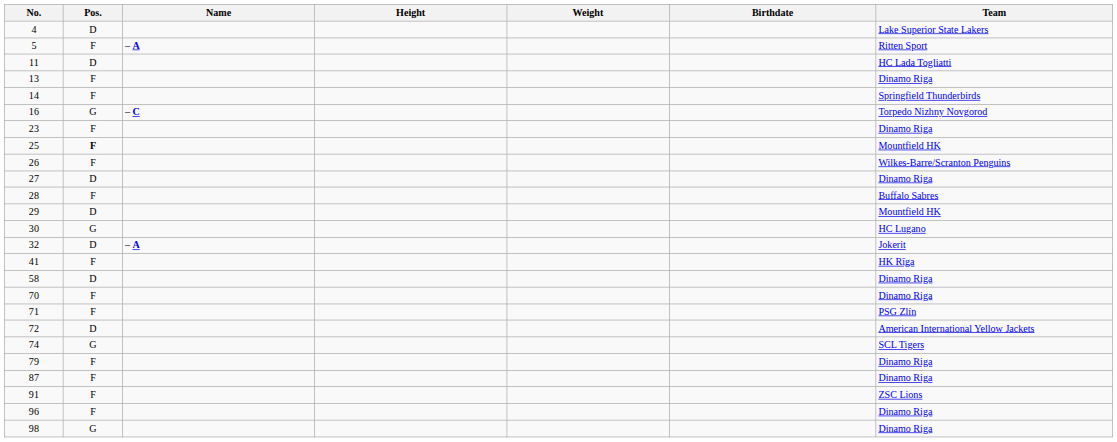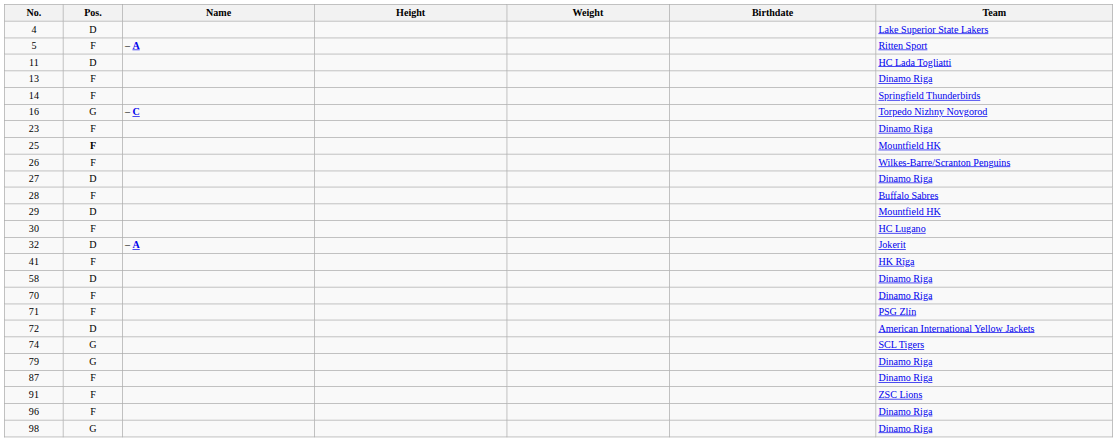(93, 229) G -> (93, 229) F
(93, 362) F -> (93, 362) G
